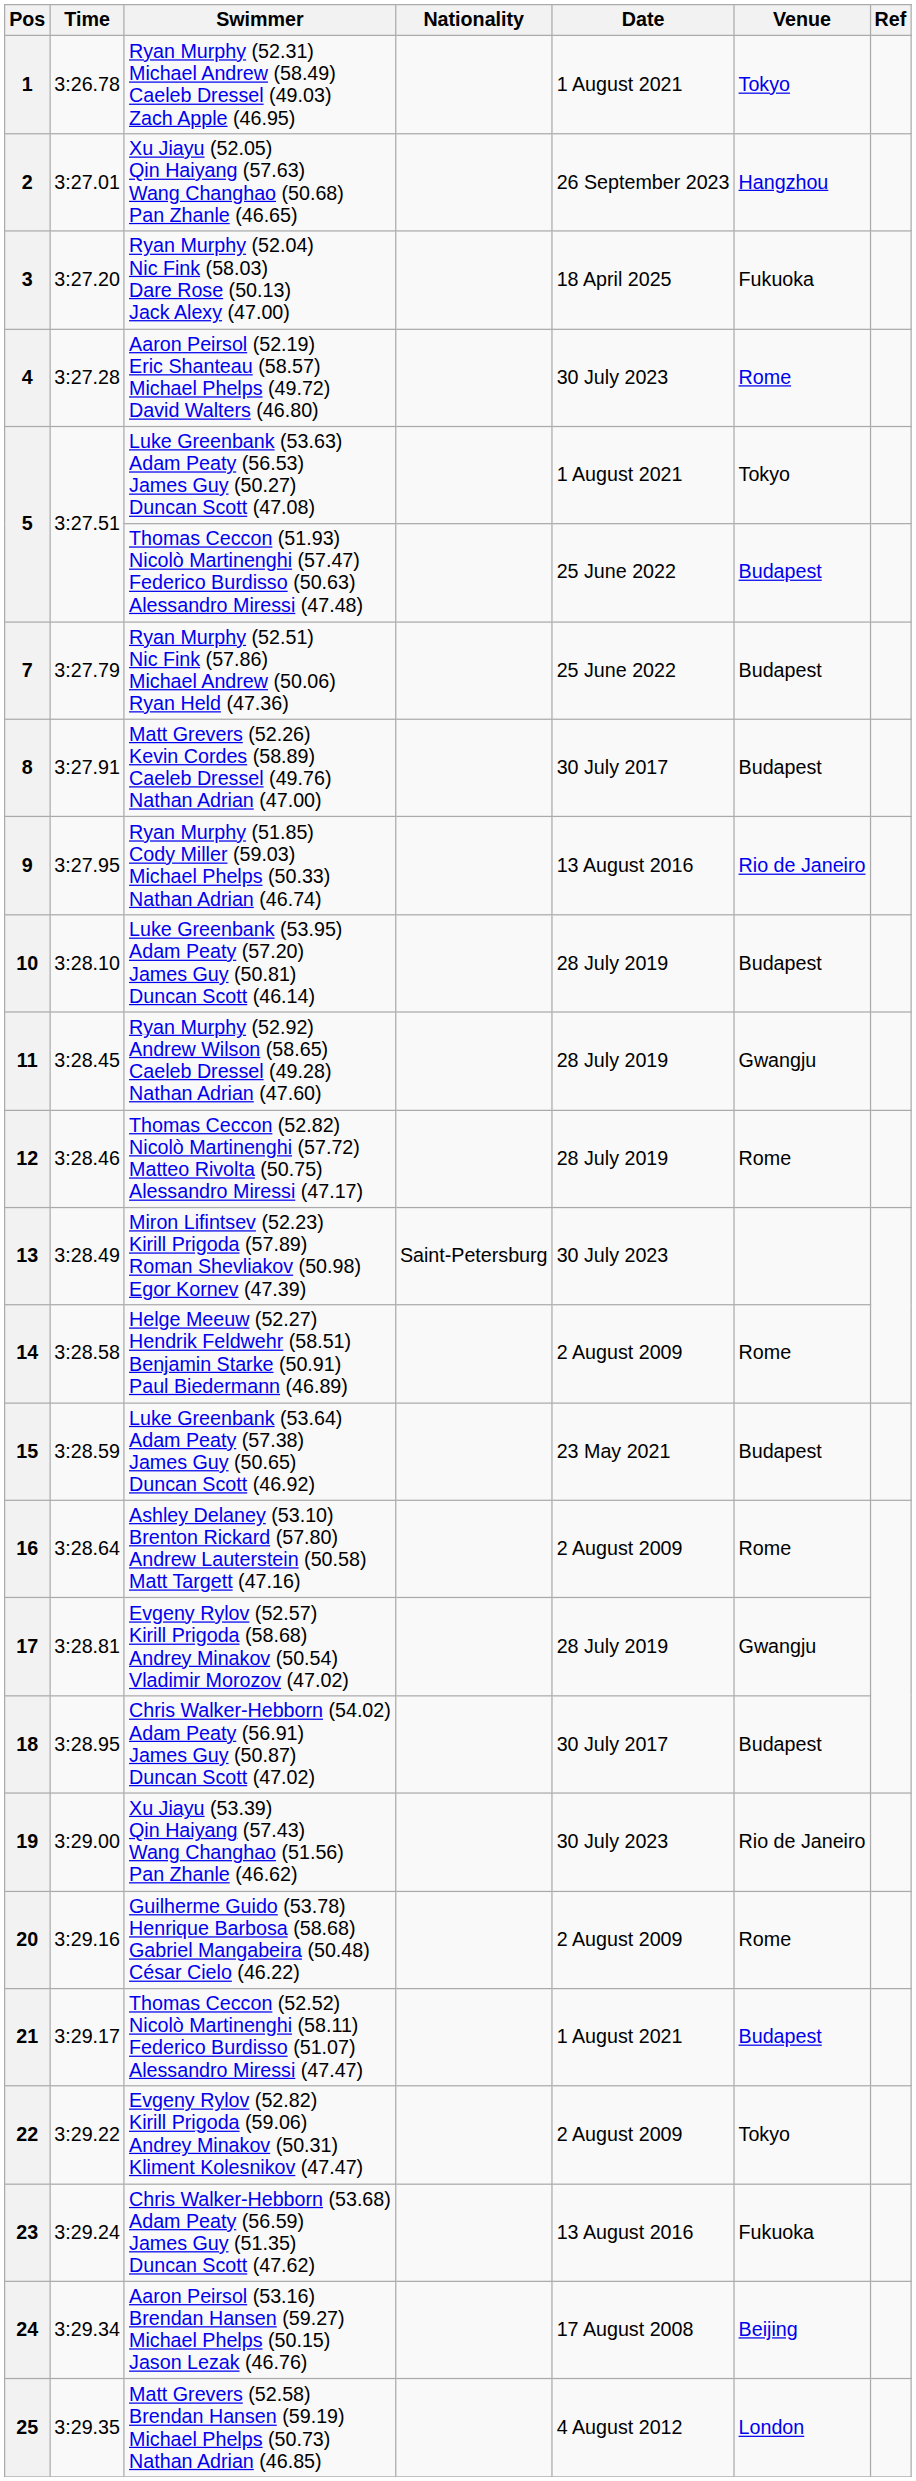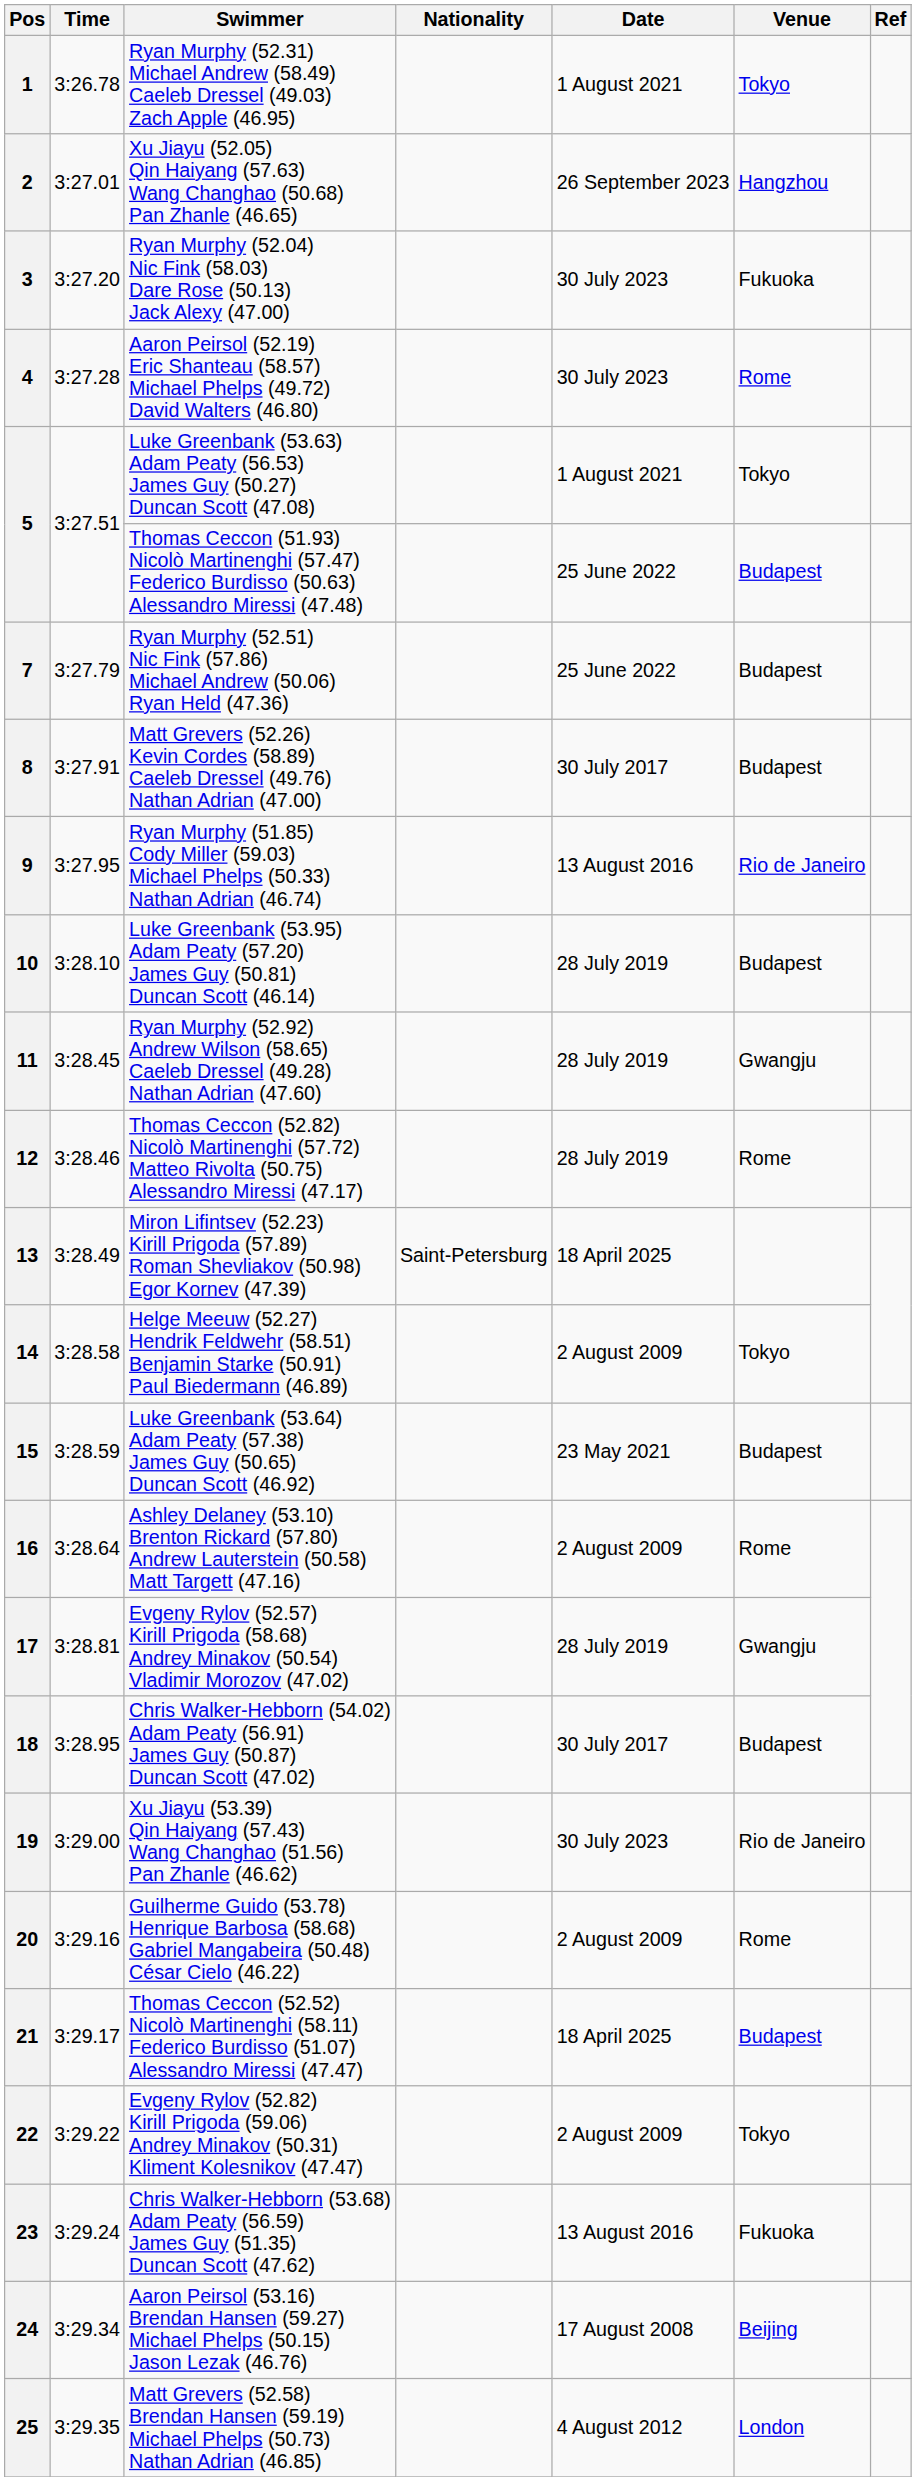(614, 279) 18 April 2025 -> (612, 279) 30 July 2023
(612, 1256) 30 July 2023 -> (614, 1256) 18 April 2025
(765, 1353) Rome -> (764, 1353) Tokyo
(620, 2037) 1 August 2021 -> (614, 2037) 18 April 2025
